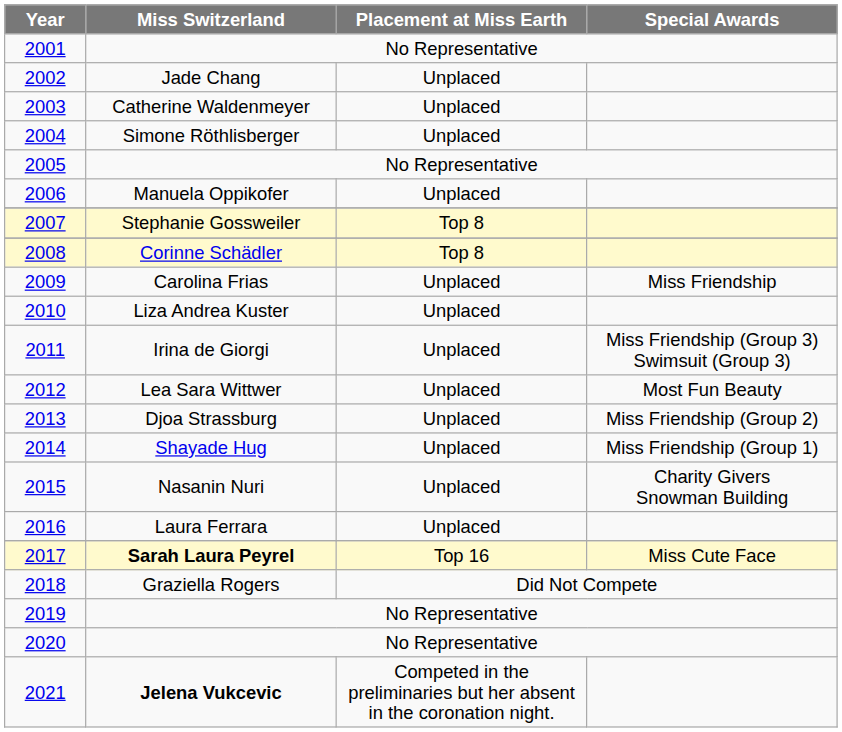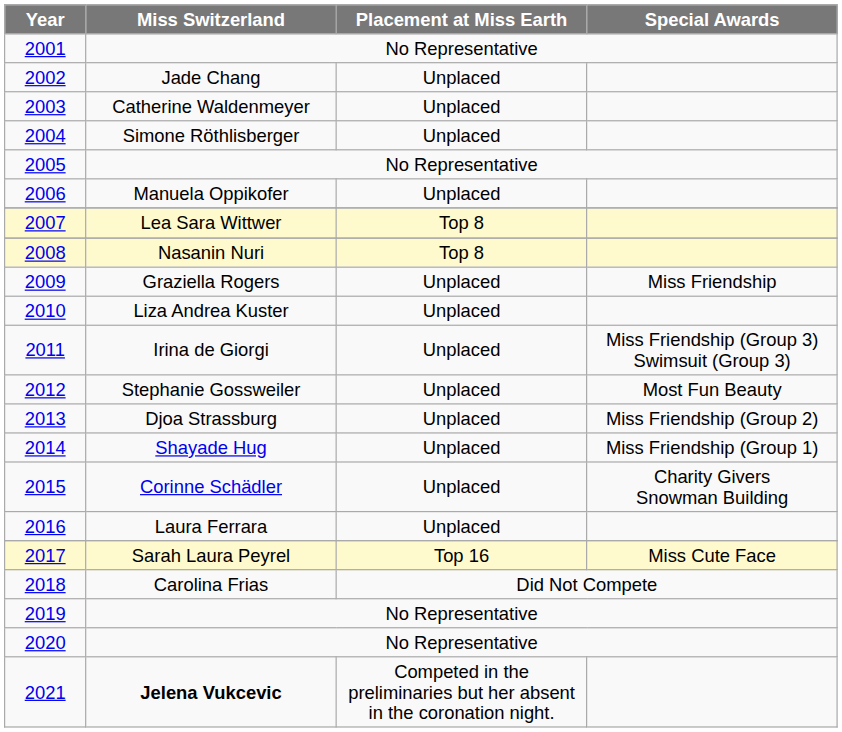(211, 223) Stephanie Gossweiler -> (211, 223) Lea Sara Wittwer
(211, 252) Corinne Schädler -> (211, 252) Nasanin Nuri
(211, 281) Carolina Frias -> (211, 281) Graziella Rogers
(211, 389) Lea Sara Wittwer -> (211, 389) Stephanie Gossweiler
(211, 487) Nasanin Nuri -> (211, 487) Corinne Schädler
(211, 555) bold -> (211, 555) normal
(211, 585) Graziella Rogers -> (211, 585) Carolina Frias
